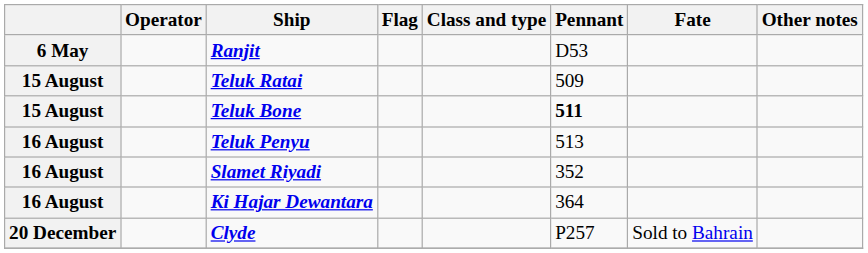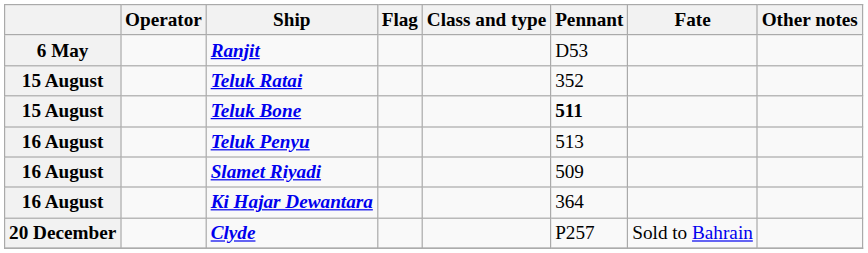(570, 80) 509 -> (570, 80) 352
(570, 171) 352 -> (570, 171) 509
